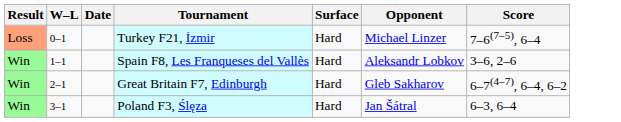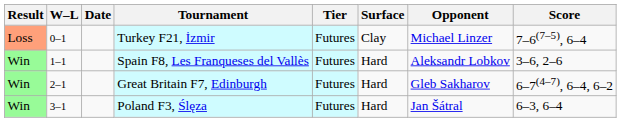+ column: (335, 15)
(328, 37) Hard -> (374, 37) Clay
